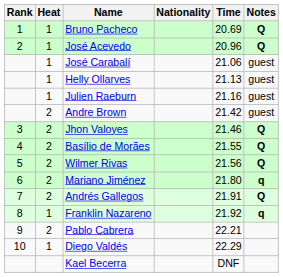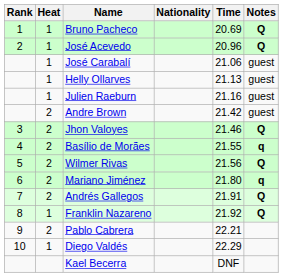(261, 146) Q -> (261, 146) q
(261, 213) q -> (261, 213) Q
